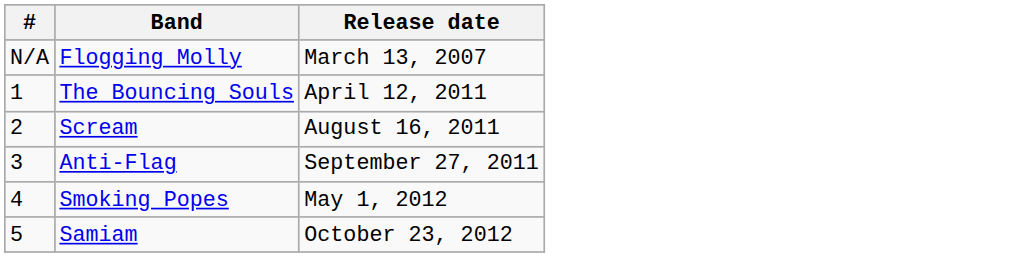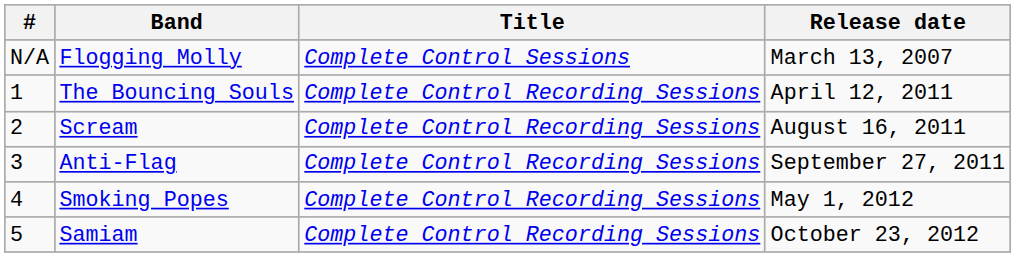+ column: (532, 23)
